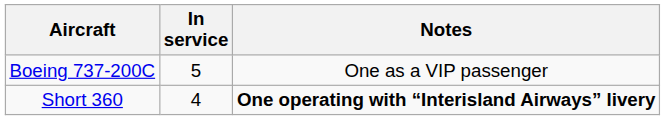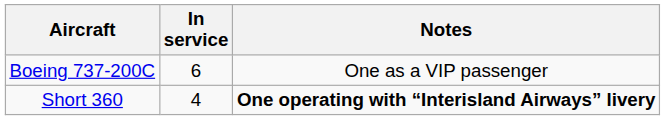(196, 70) 5 -> (196, 70) 6
